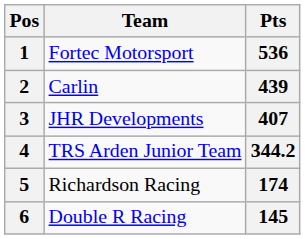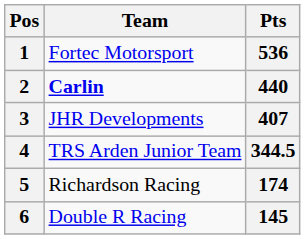(73, 85) normal -> (76, 85) bold
(273, 85) 439 -> (273, 85) 440
(273, 151) 344.2 -> (273, 151) 344.5
